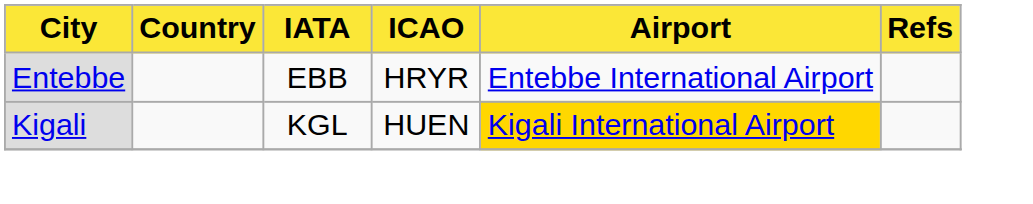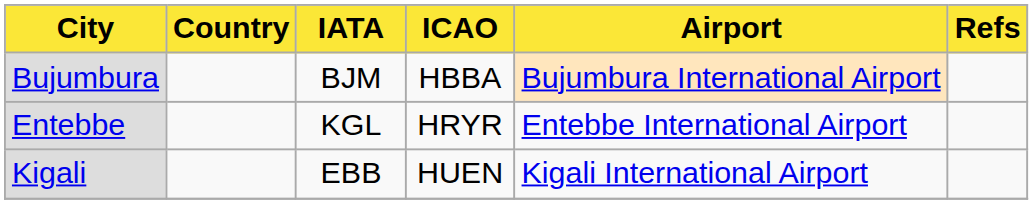+ row: (85, 76)
(317, 76) EBB -> (351, 125) KGL
(317, 125) KGL -> (351, 173) EBB
(661, 125) gold background -> (695, 173) no background
